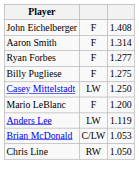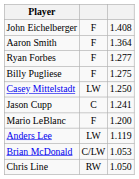(121, 43) 1.314 -> (121, 43) 1.364
+ row: (29, 105)
